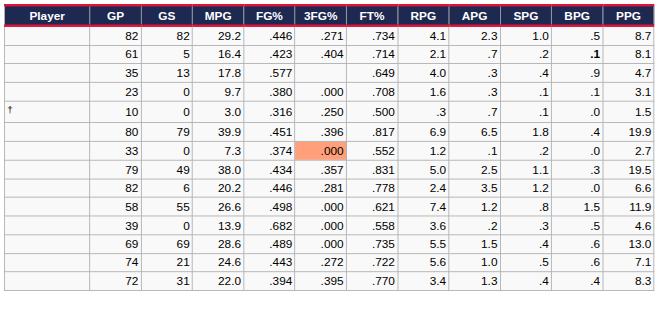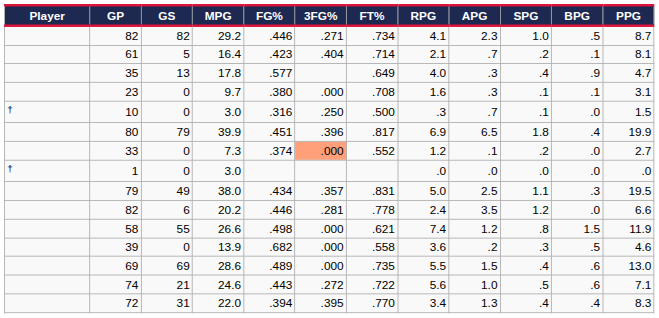(595, 55) bold -> (595, 55) normal
+ row: (135, 171)
